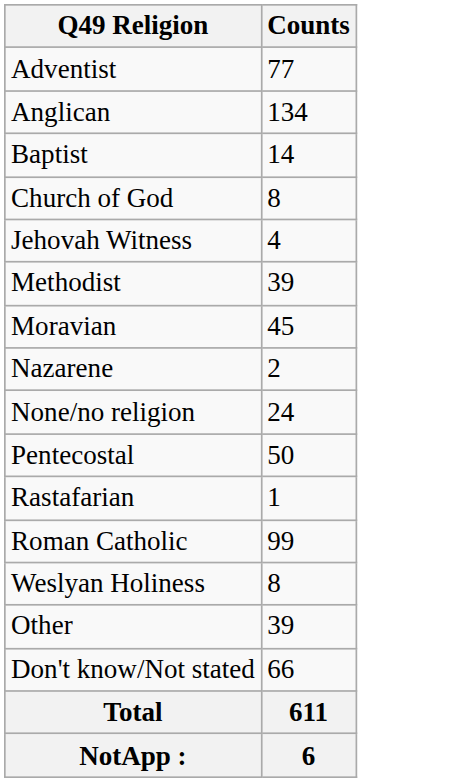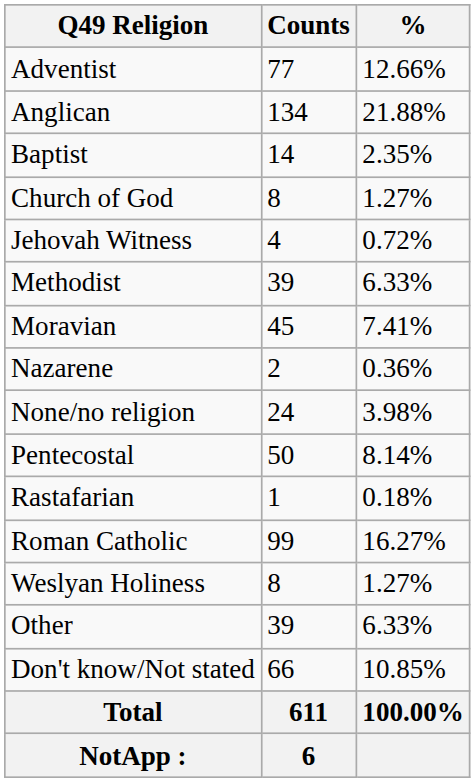+ column: (413, 25)
